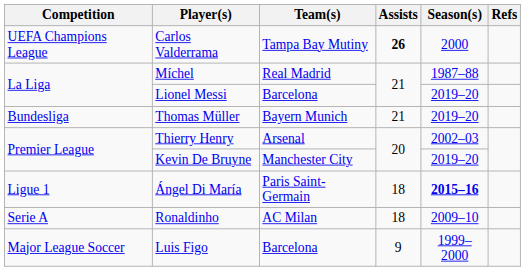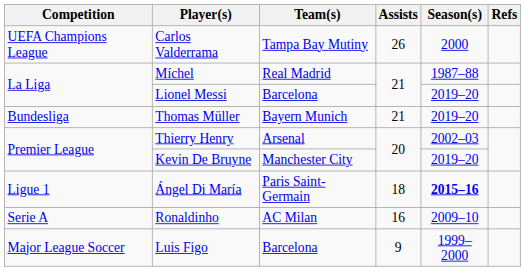(398, 44) bold -> (398, 44) normal
(398, 218) 18 -> (398, 218) 16
